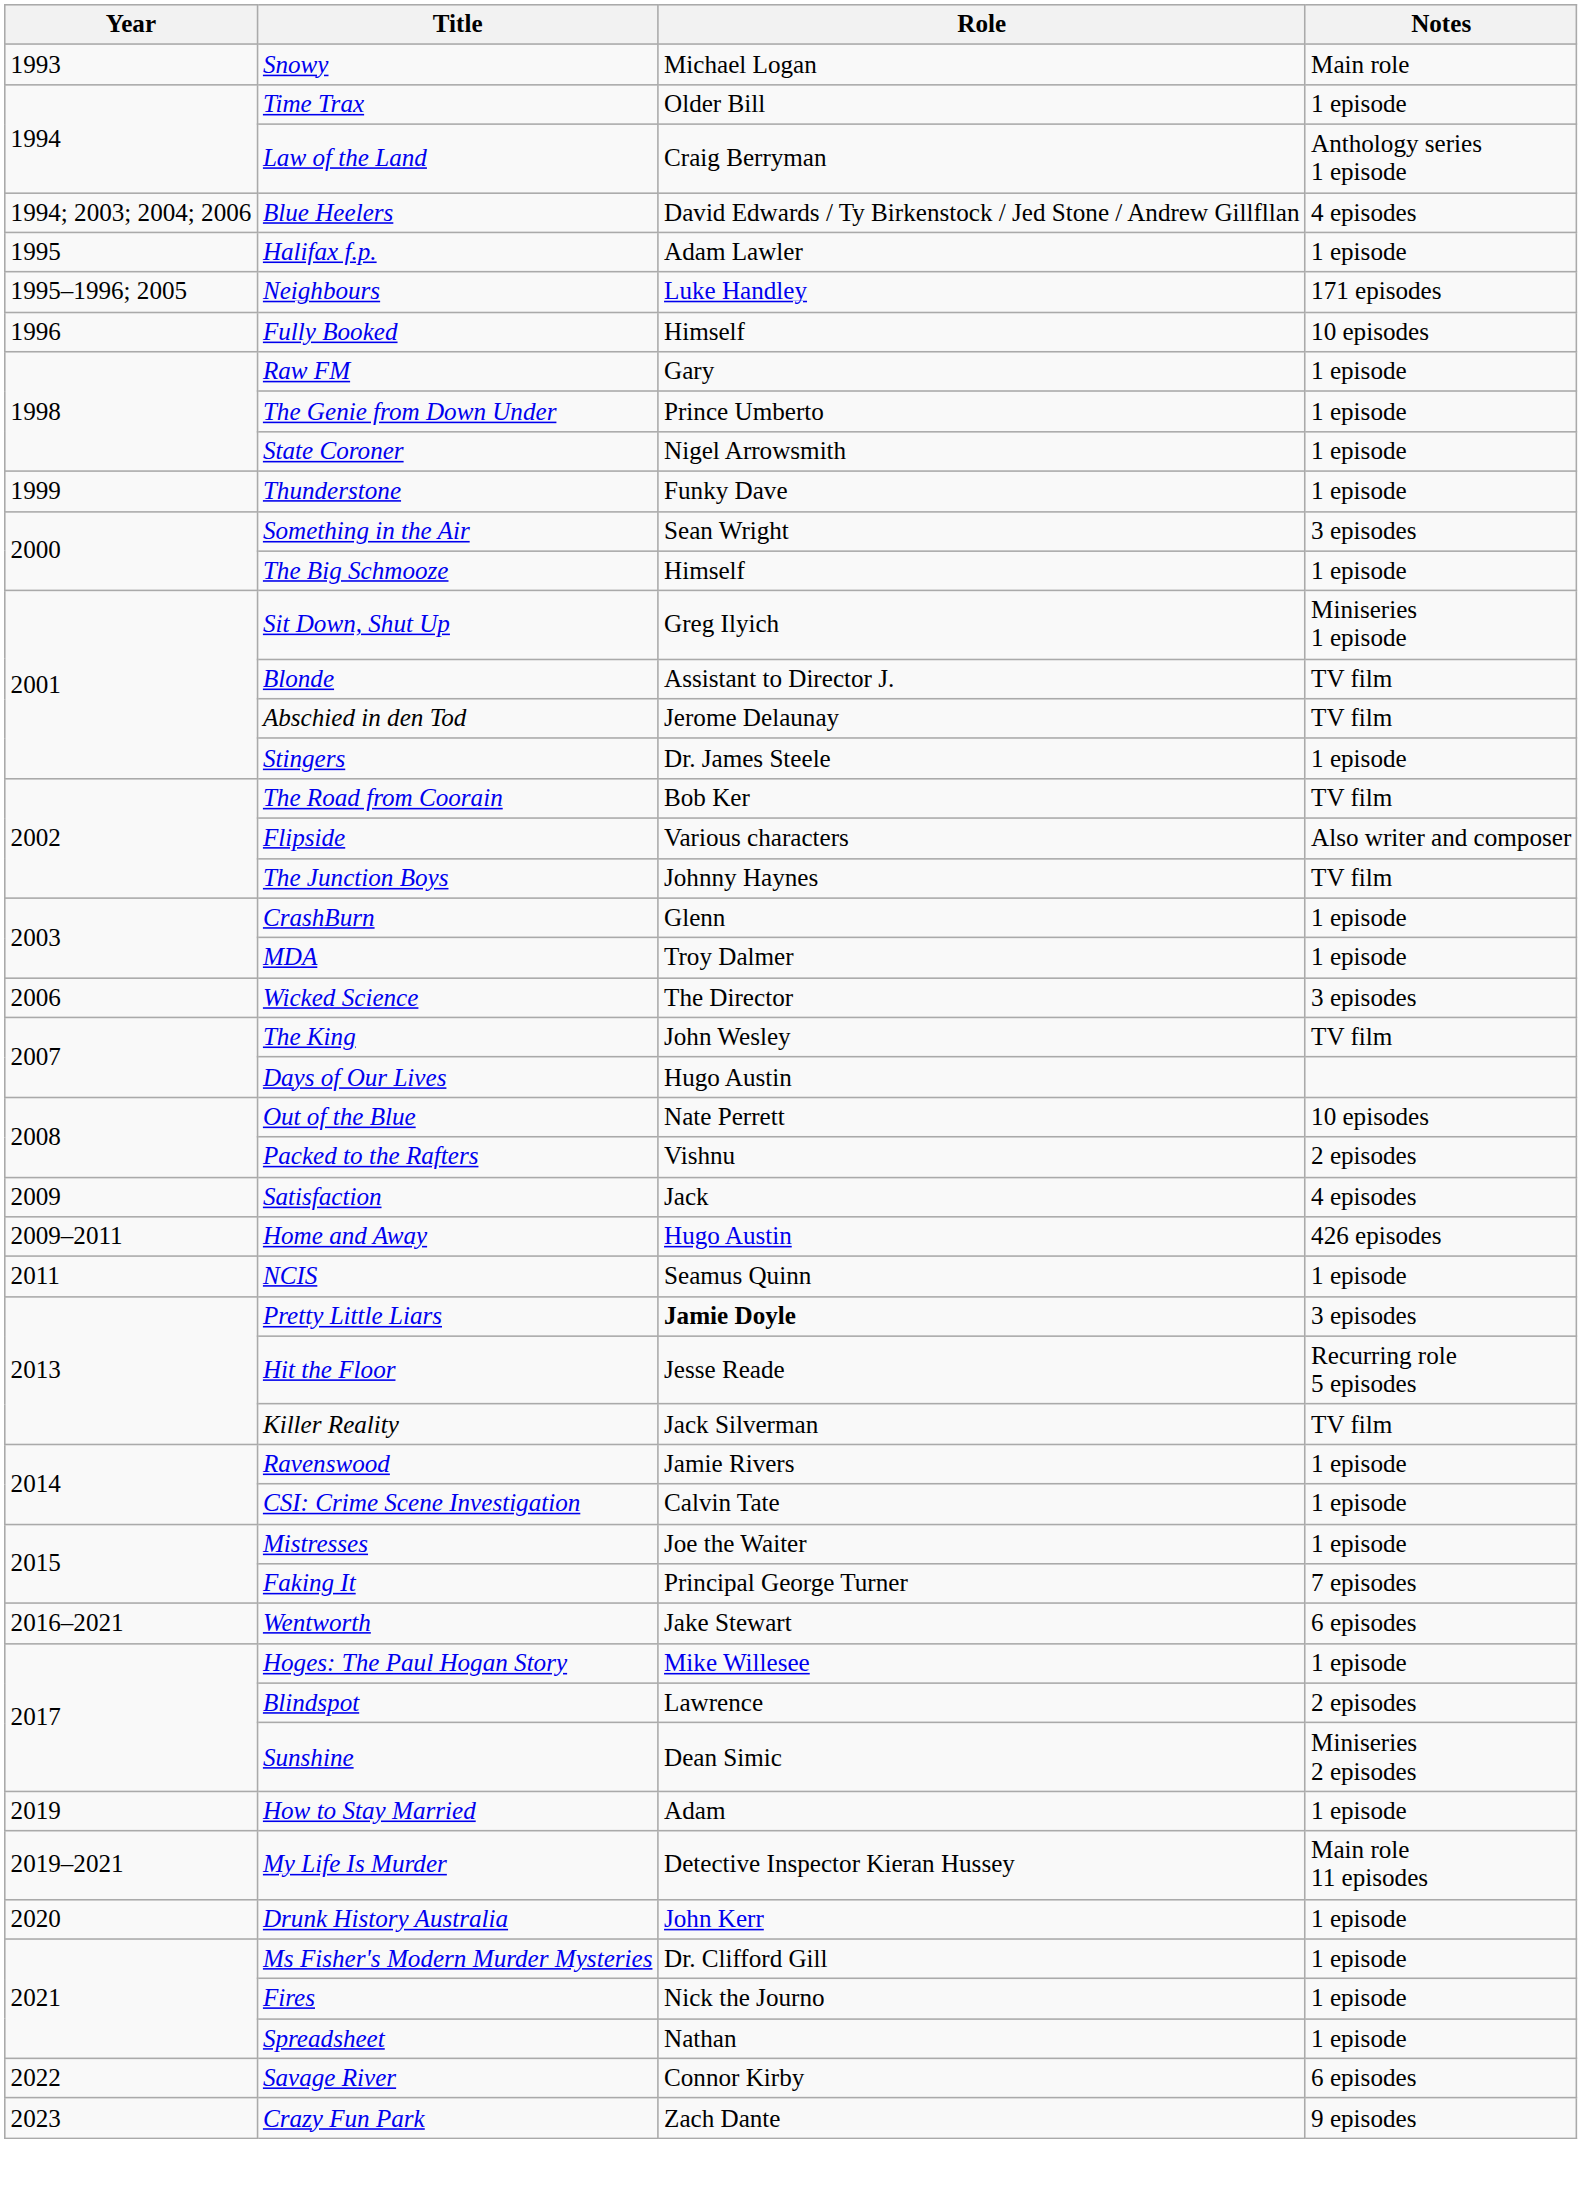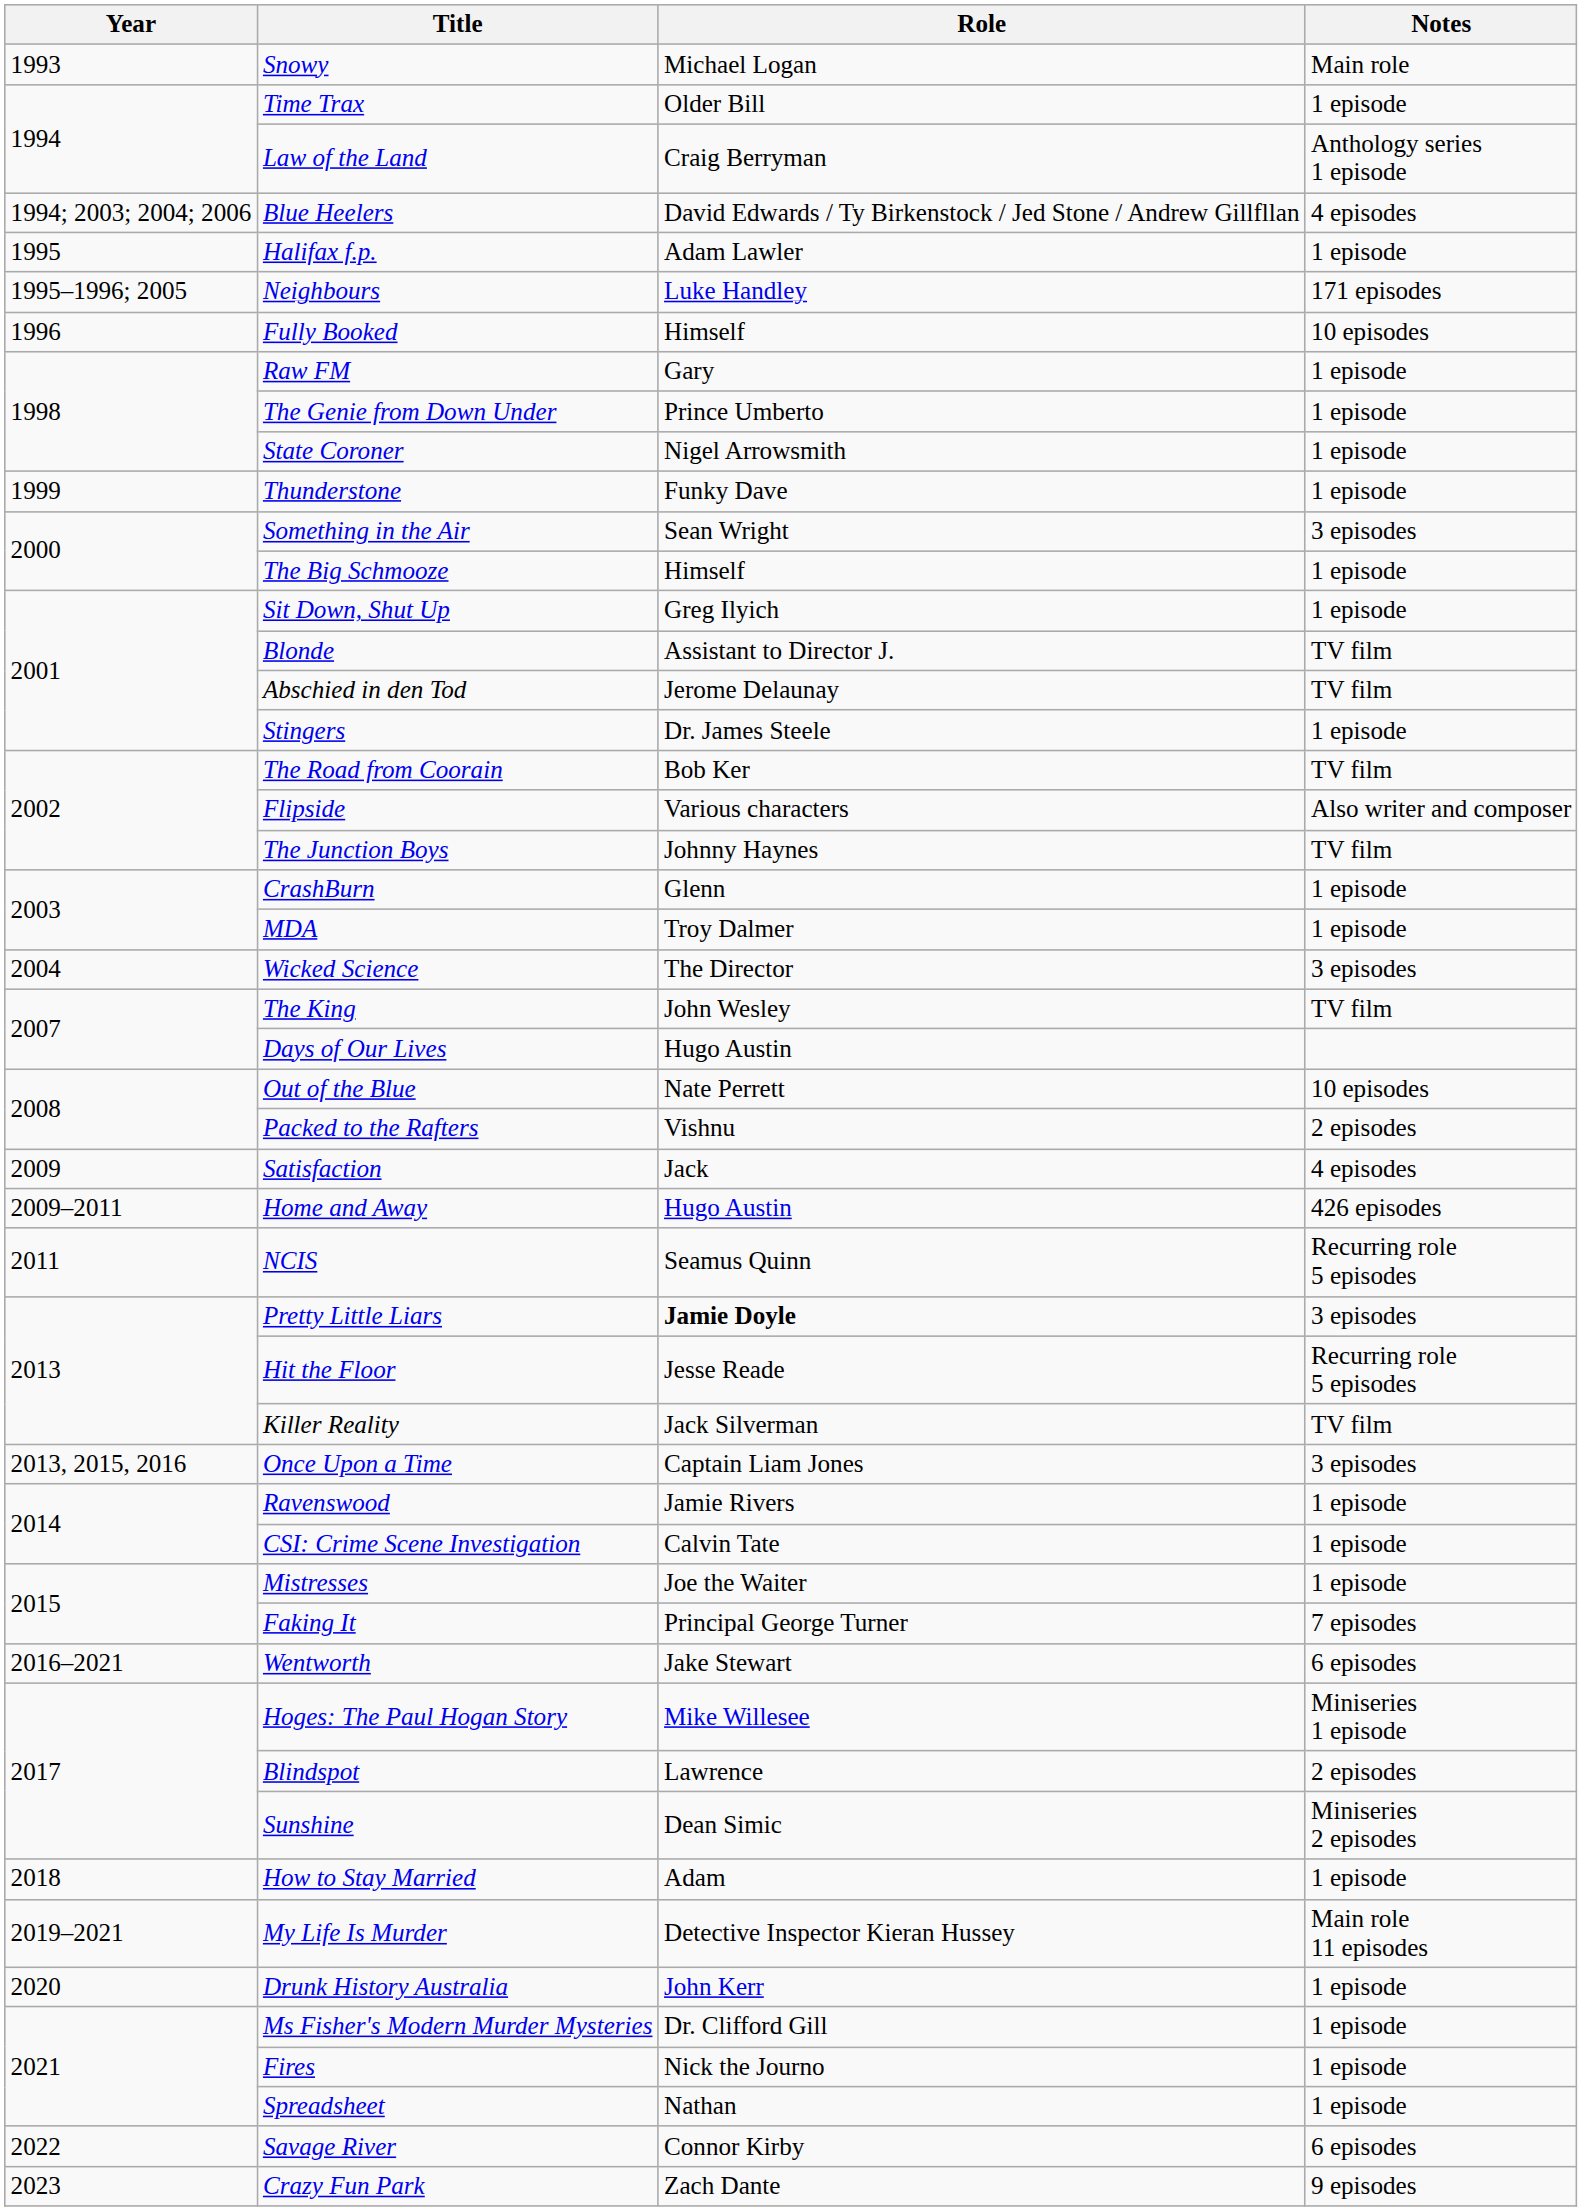(1364, 624) Miniseries 1 episode -> (1359, 610) 1 episode
(36, 997) 2006 -> (36, 968) 2004
(1359, 1276) 1 episode -> (1384, 1261) Recurring role 5 episodes
+ row: (357, 1463)
(1359, 1662) 1 episode -> (1364, 1716) Miniseries 1 episode
(36, 1810) 2019 -> (36, 1878) 2018
